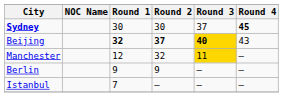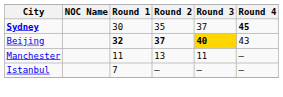(160, 26) 30 -> (160, 26) 35
(118, 56) 12 -> (118, 56) 11
(160, 56) 32 -> (160, 56) 13
(202, 56) gold background -> (202, 56) no background
- row: (23, 70)
